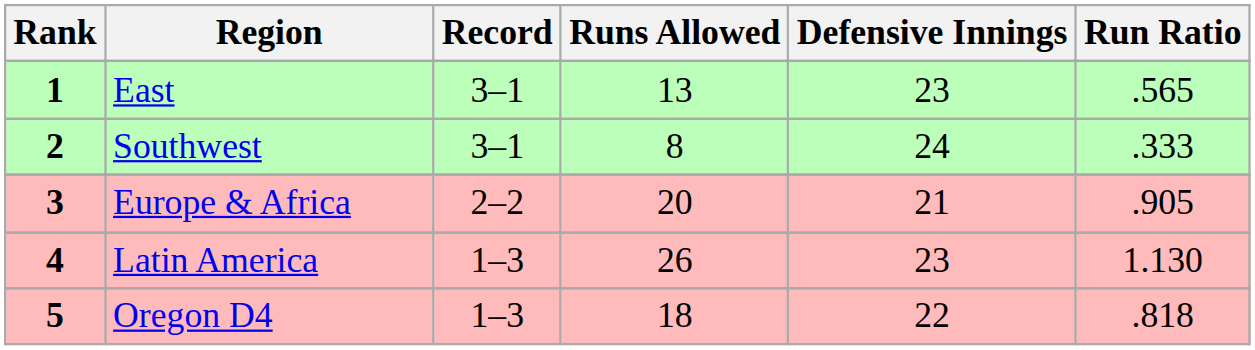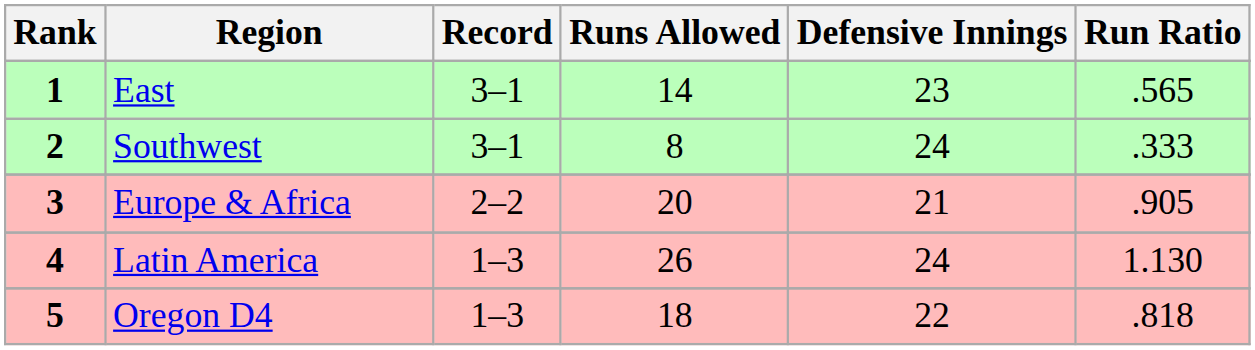(675, 89) 13 -> (675, 89) 14
(932, 259) 23 -> (932, 259) 24
